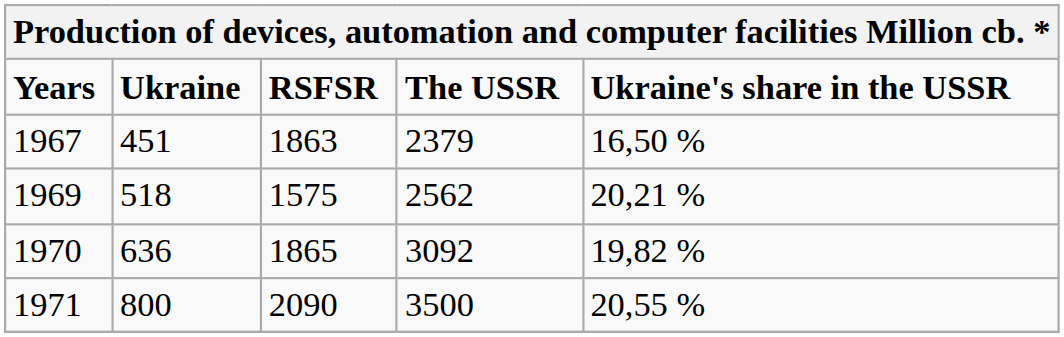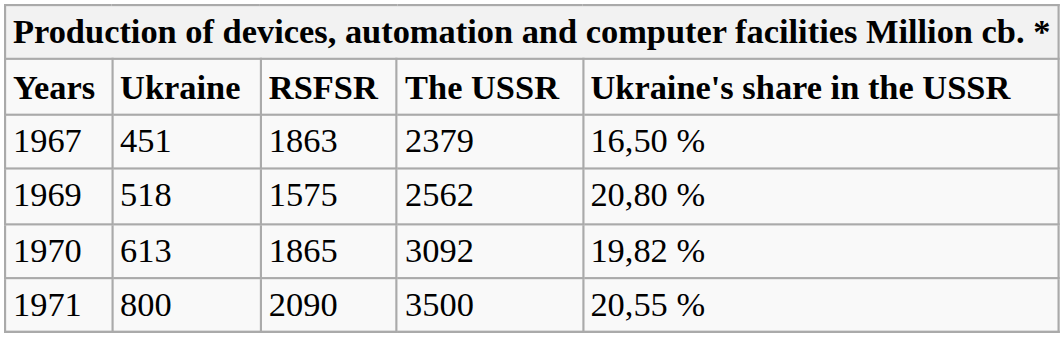(648, 195) 20,21 % -> (648, 195) 20,80 %
(146, 250) 636 -> (146, 250) 613
